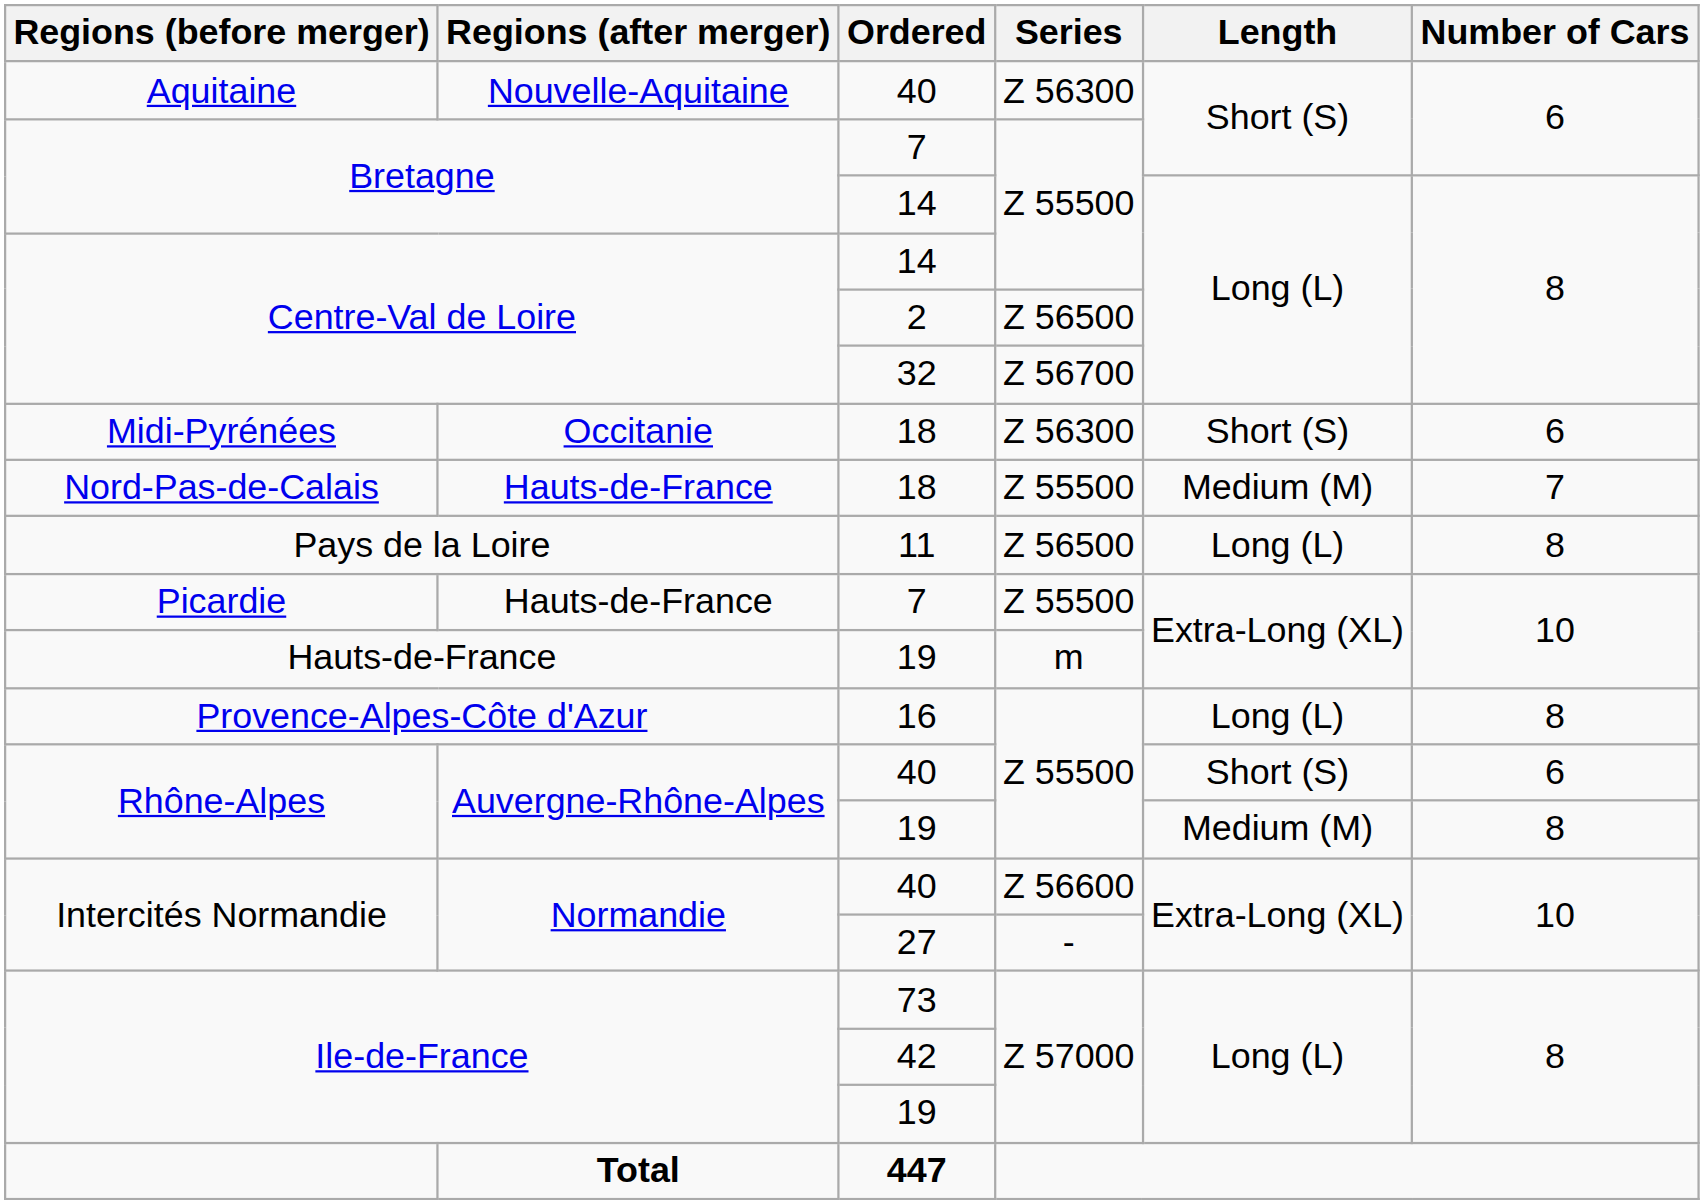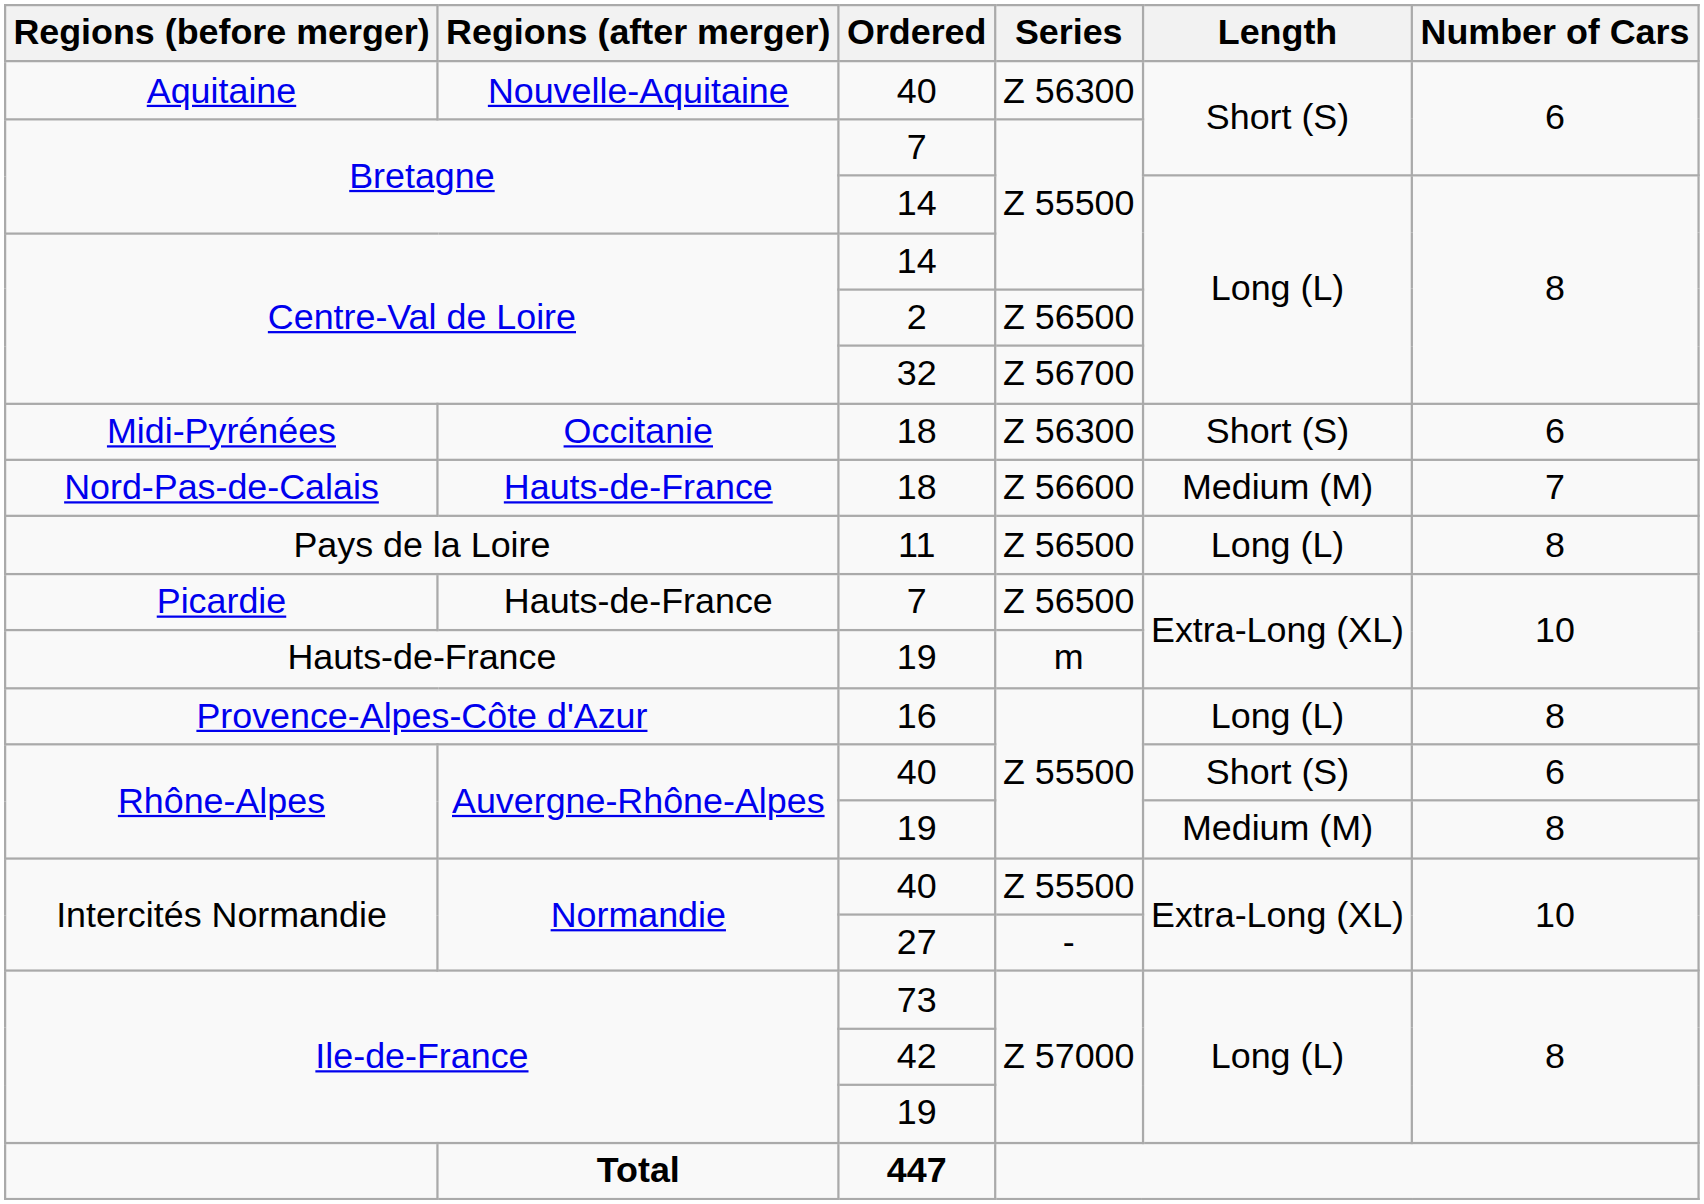(1069, 487) Z 55500 -> (1069, 487) Z 56600
(1069, 601) Z 55500 -> (1069, 601) Z 56500
(1069, 885) Z 56600 -> (1069, 885) Z 55500
